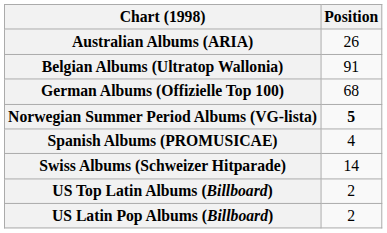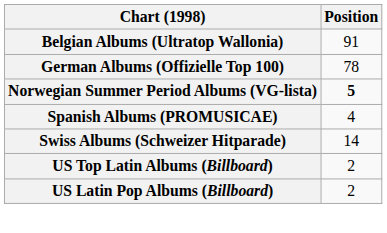- row: (163, 41)
(351, 91) 68 -> (351, 66) 78
